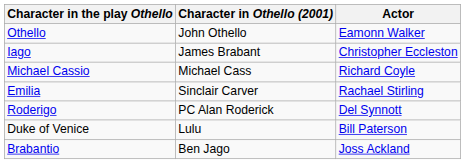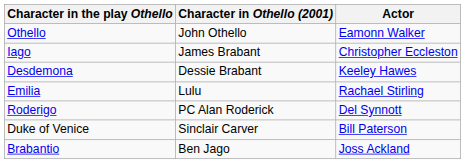+ row: (40, 71)
- row: (48, 71)
(218, 91) Sinclair Carver -> (190, 91) Lulu
(190, 129) Lulu -> (218, 129) Sinclair Carver
